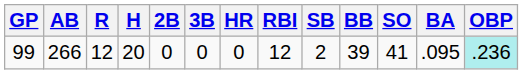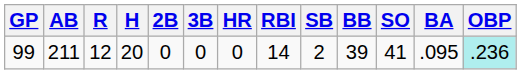(65, 52) 266 -> (64, 52) 211
(280, 52) 12 -> (278, 52) 14
